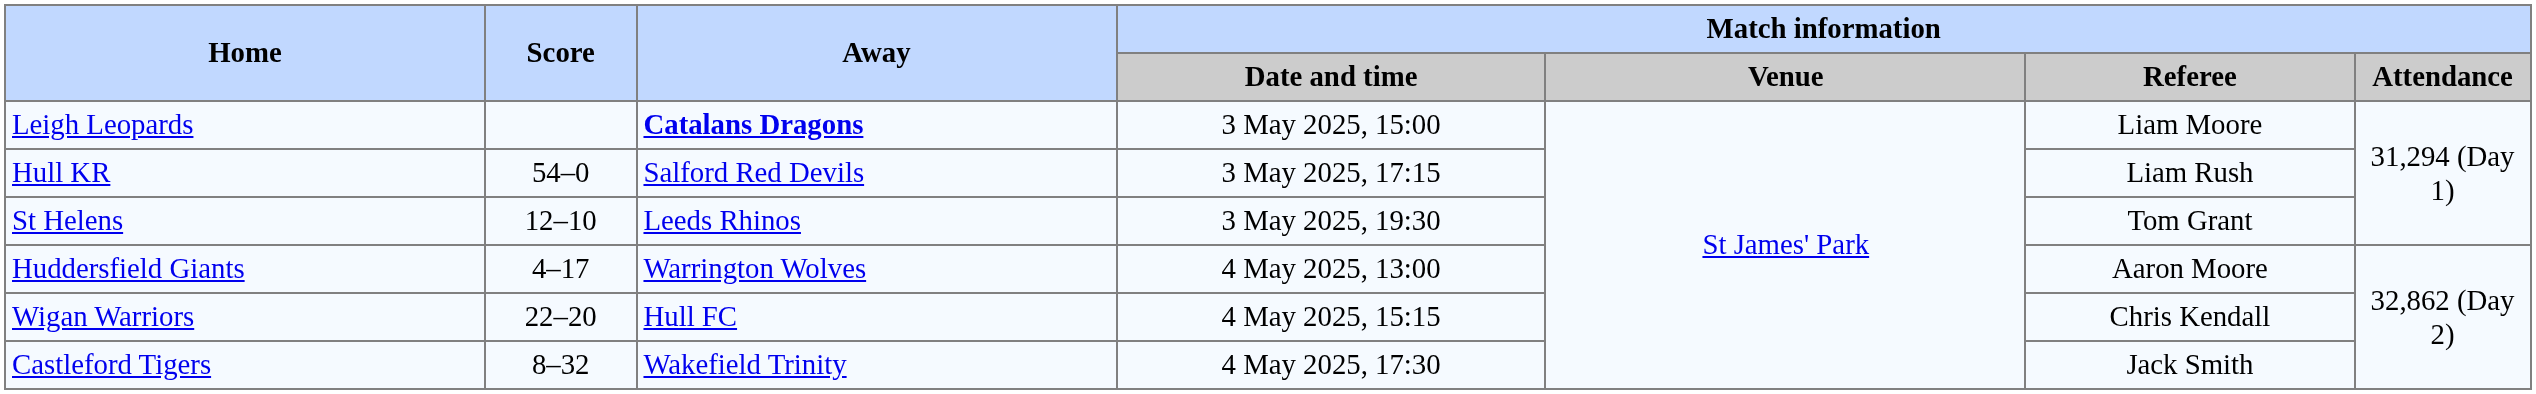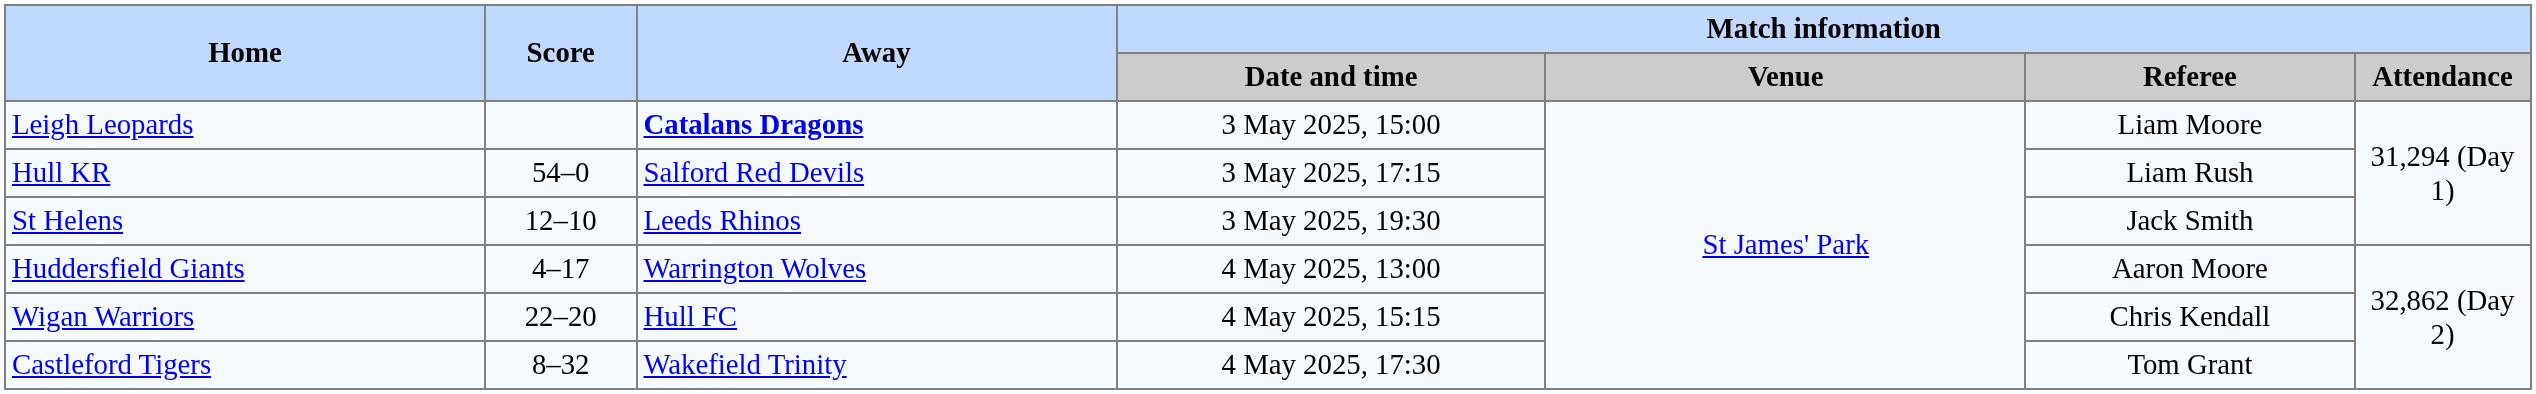(2190, 220) Tom Grant -> (2190, 220) Jack Smith
(2190, 364) Jack Smith -> (2190, 364) Tom Grant
